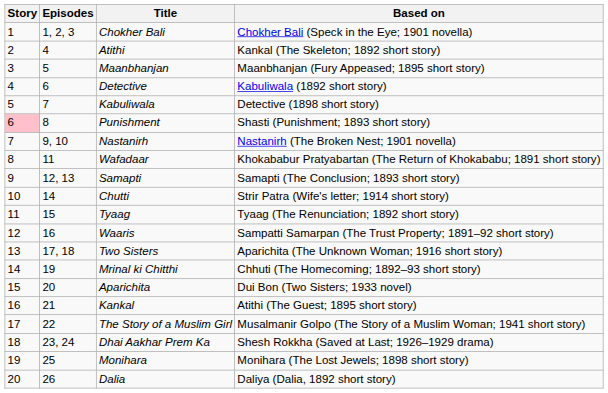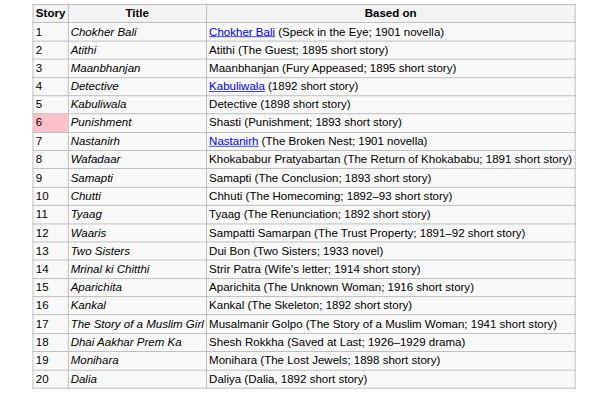- column: (68, 13)
(339, 50) Kankal (The Skeleton; 1892 short story) -> (299, 50) Atithi (The Guest; 1895 short story)
(343, 196) Strir Patra (Wife's letter; 1914 short story) -> (331, 196) Chhuti (The Homecoming; 1892–93 short story)
(370, 251) Aparichita (The Unknown Woman; 1916 short story) -> (296, 251) Dui Bon (Two Sisters; 1933 novel)
(359, 269) Chhuti (The Homecoming; 1892–93 short story) -> (315, 269) Strir Patra (Wife's letter; 1914 short story)
(324, 287) Dui Bon (Two Sisters; 1933 novel) -> (342, 287) Aparichita (The Unknown Woman; 1916 short story)
(327, 305) Atithi (The Guest; 1895 short story) -> (311, 305) Kankal (The Skeleton; 1892 short story)
